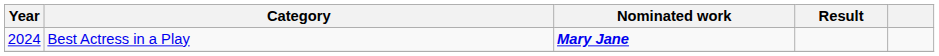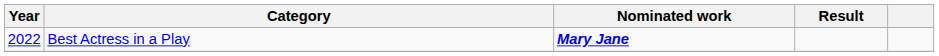(24, 39) 2024 -> (24, 39) 2022
